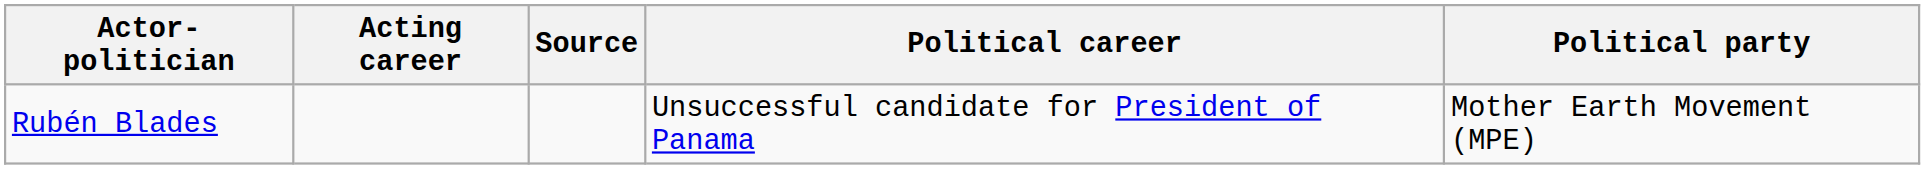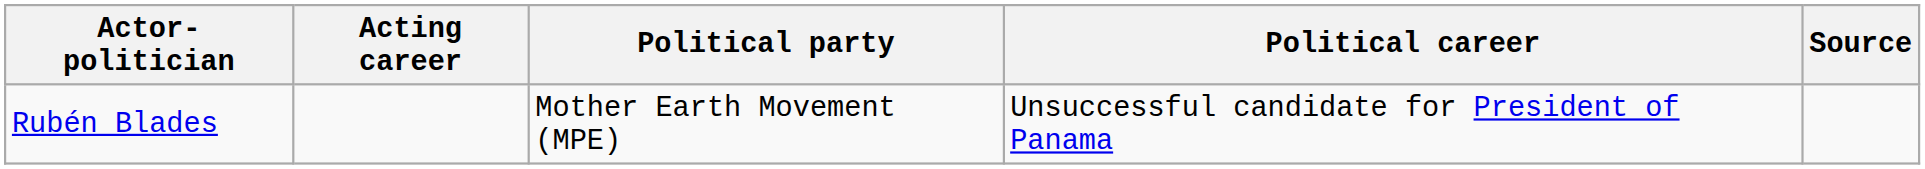columns swapped: (1682, 45) <-> (587, 45)
